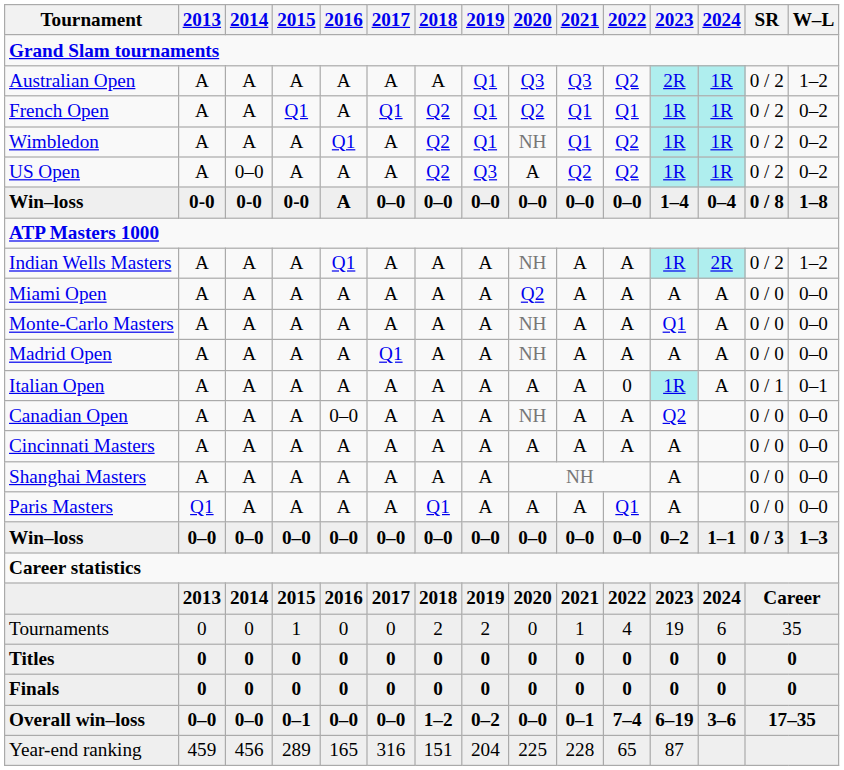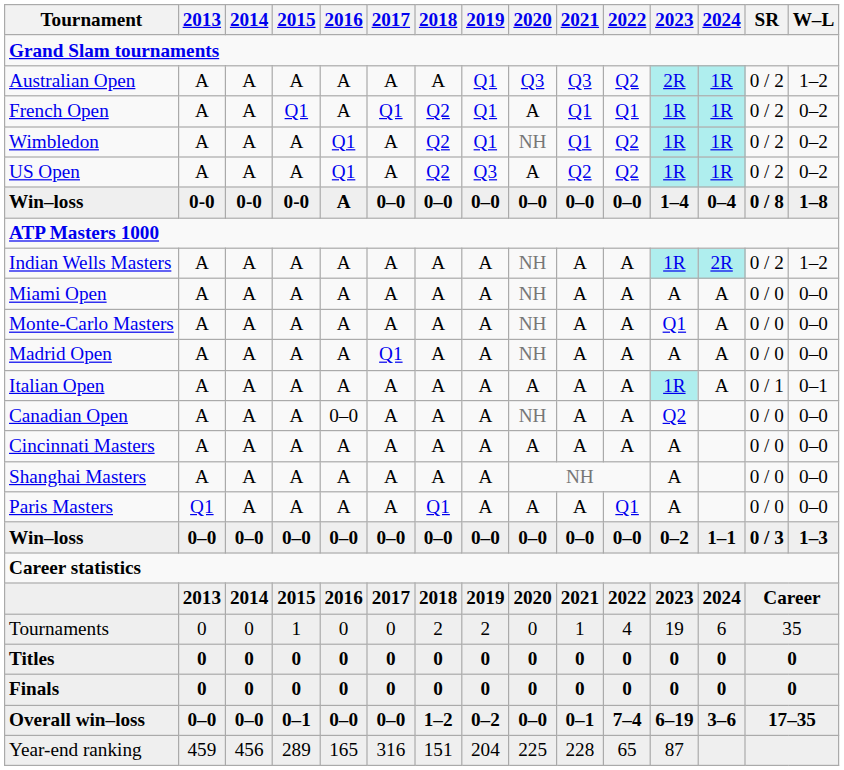(533, 111) Q2 -> (533, 111) A
(249, 171) 0–0 -> (249, 171) A
(344, 171) A -> (344, 171) Q1
(344, 263) Q1 -> (344, 263) A
(533, 293) Q2 -> (533, 293) NH
(627, 385) 0 -> (627, 385) A
